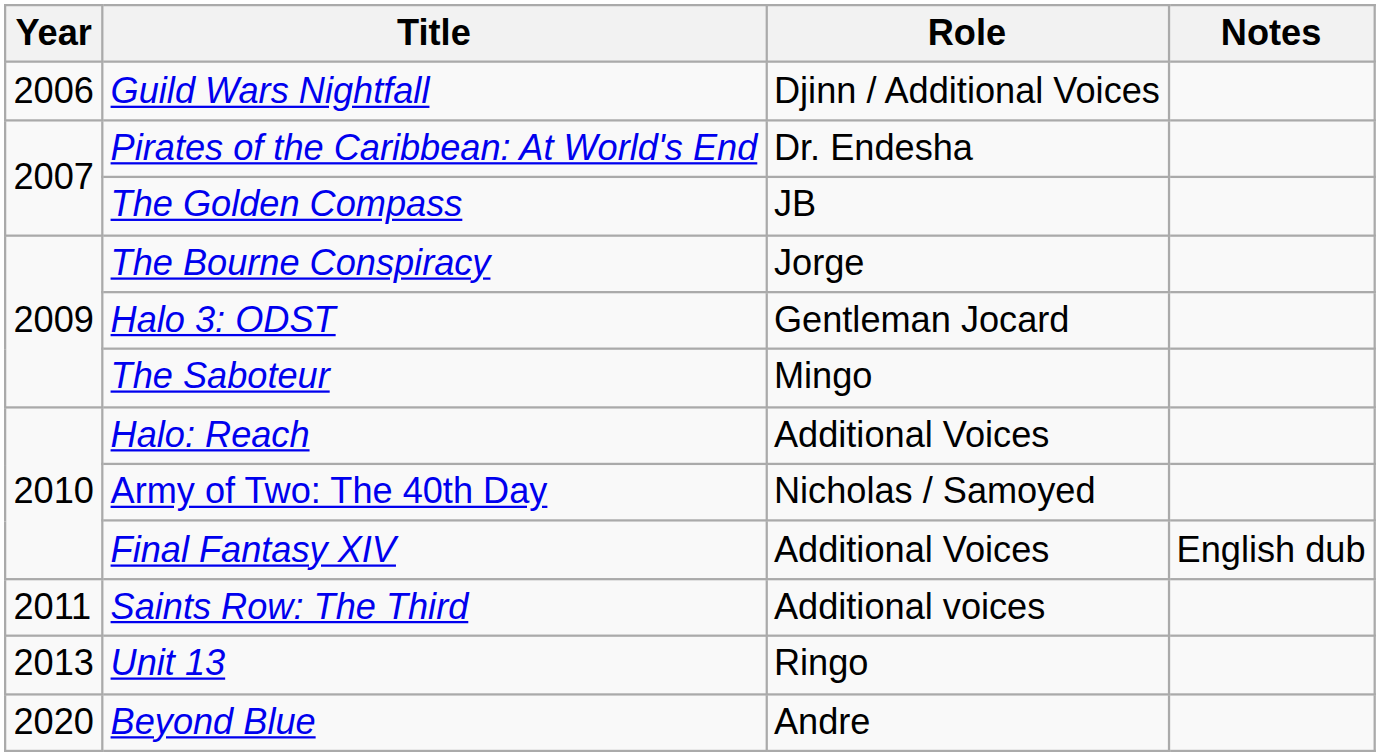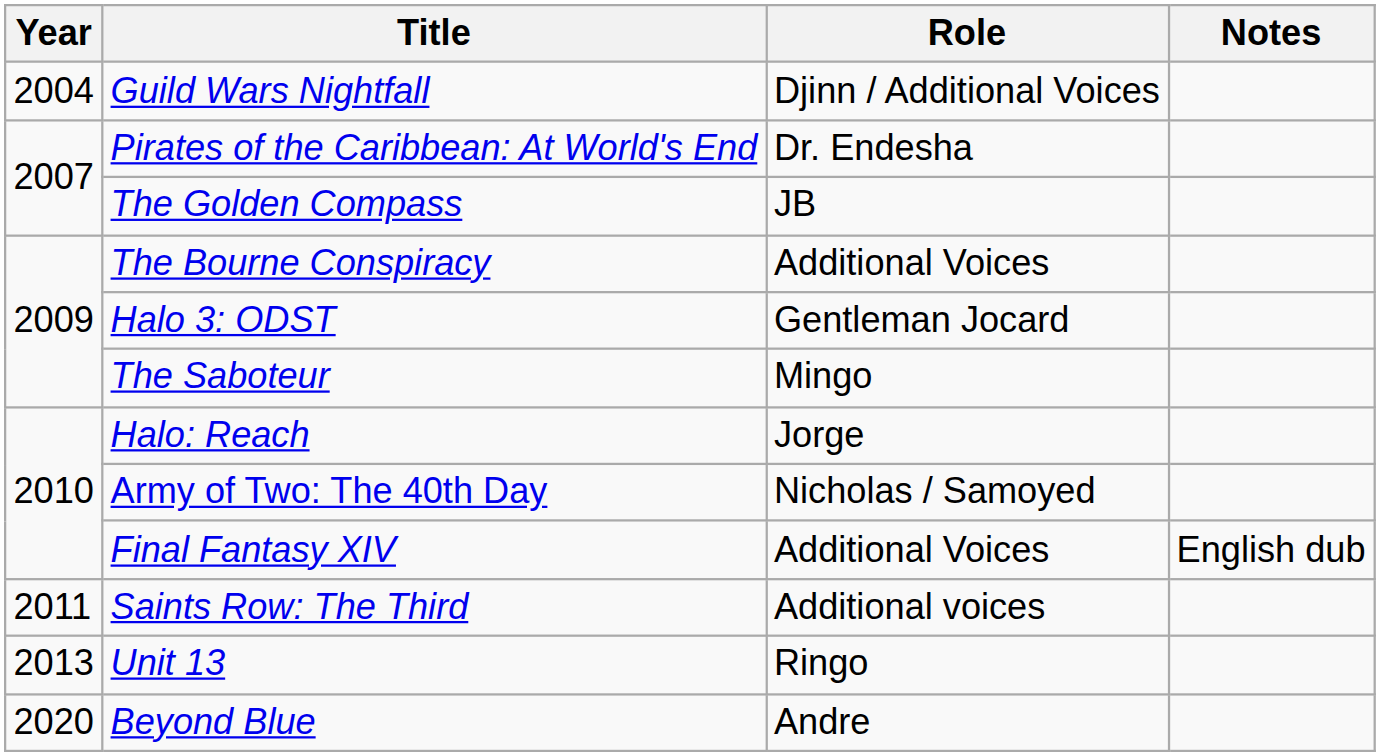(54, 90) 2006 -> (54, 90) 2004
(819, 262) Jorge -> (912, 262) Additional Voices
(912, 434) Additional Voices -> (819, 434) Jorge
